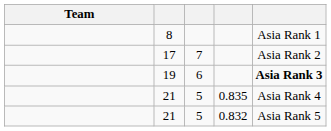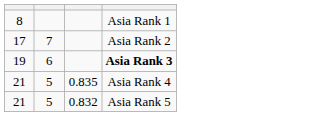- column: (79, 14)
